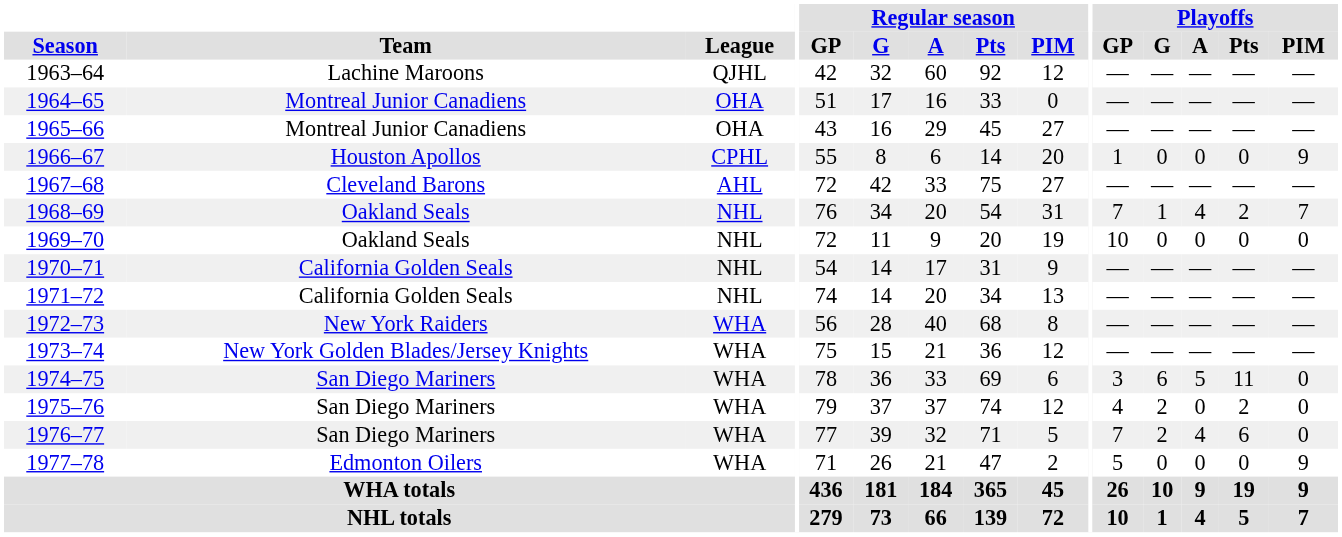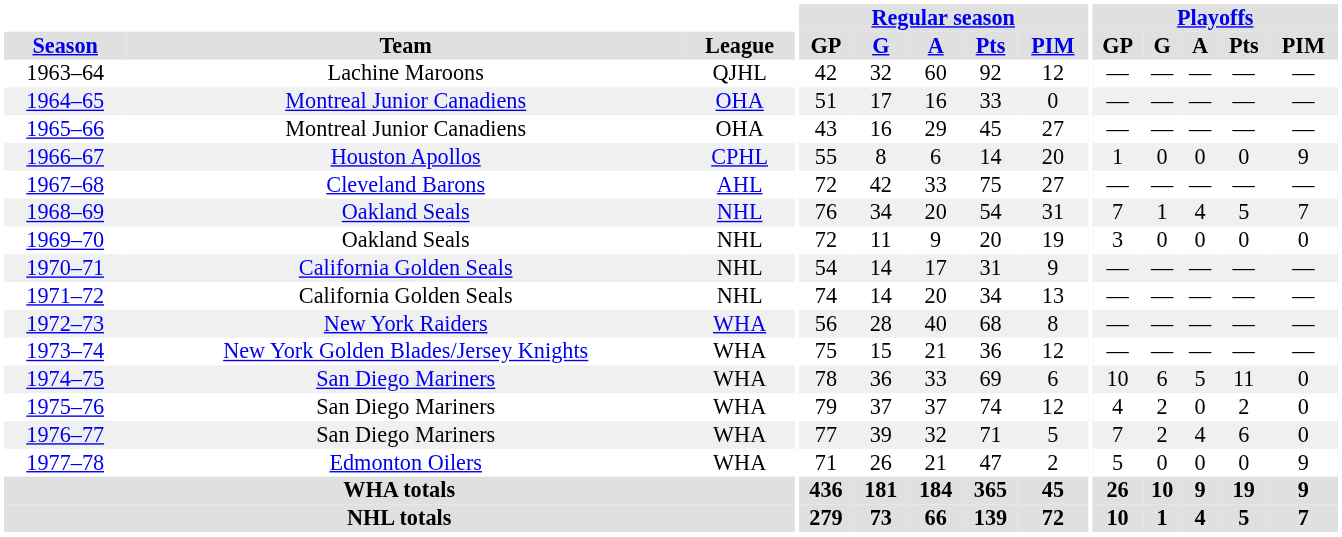(1244, 212) 2 -> (1244, 212) 5
(1118, 240) 10 -> (1118, 240) 3
(1118, 379) 3 -> (1118, 379) 10
